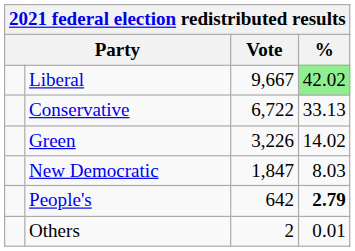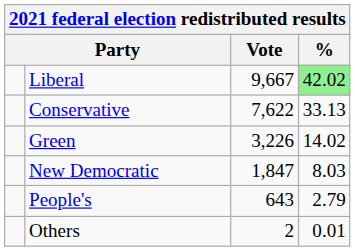(273, 110) 6,722 -> (273, 110) 7,622
(280, 200) 642 -> (280, 200) 643
(329, 200) bold -> (329, 200) normal
